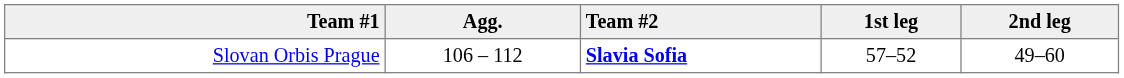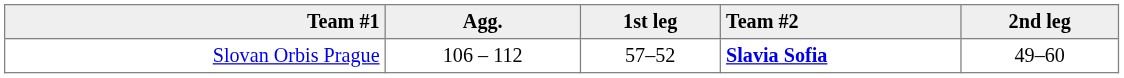columns swapped: (622, 21) <-> (891, 21)
